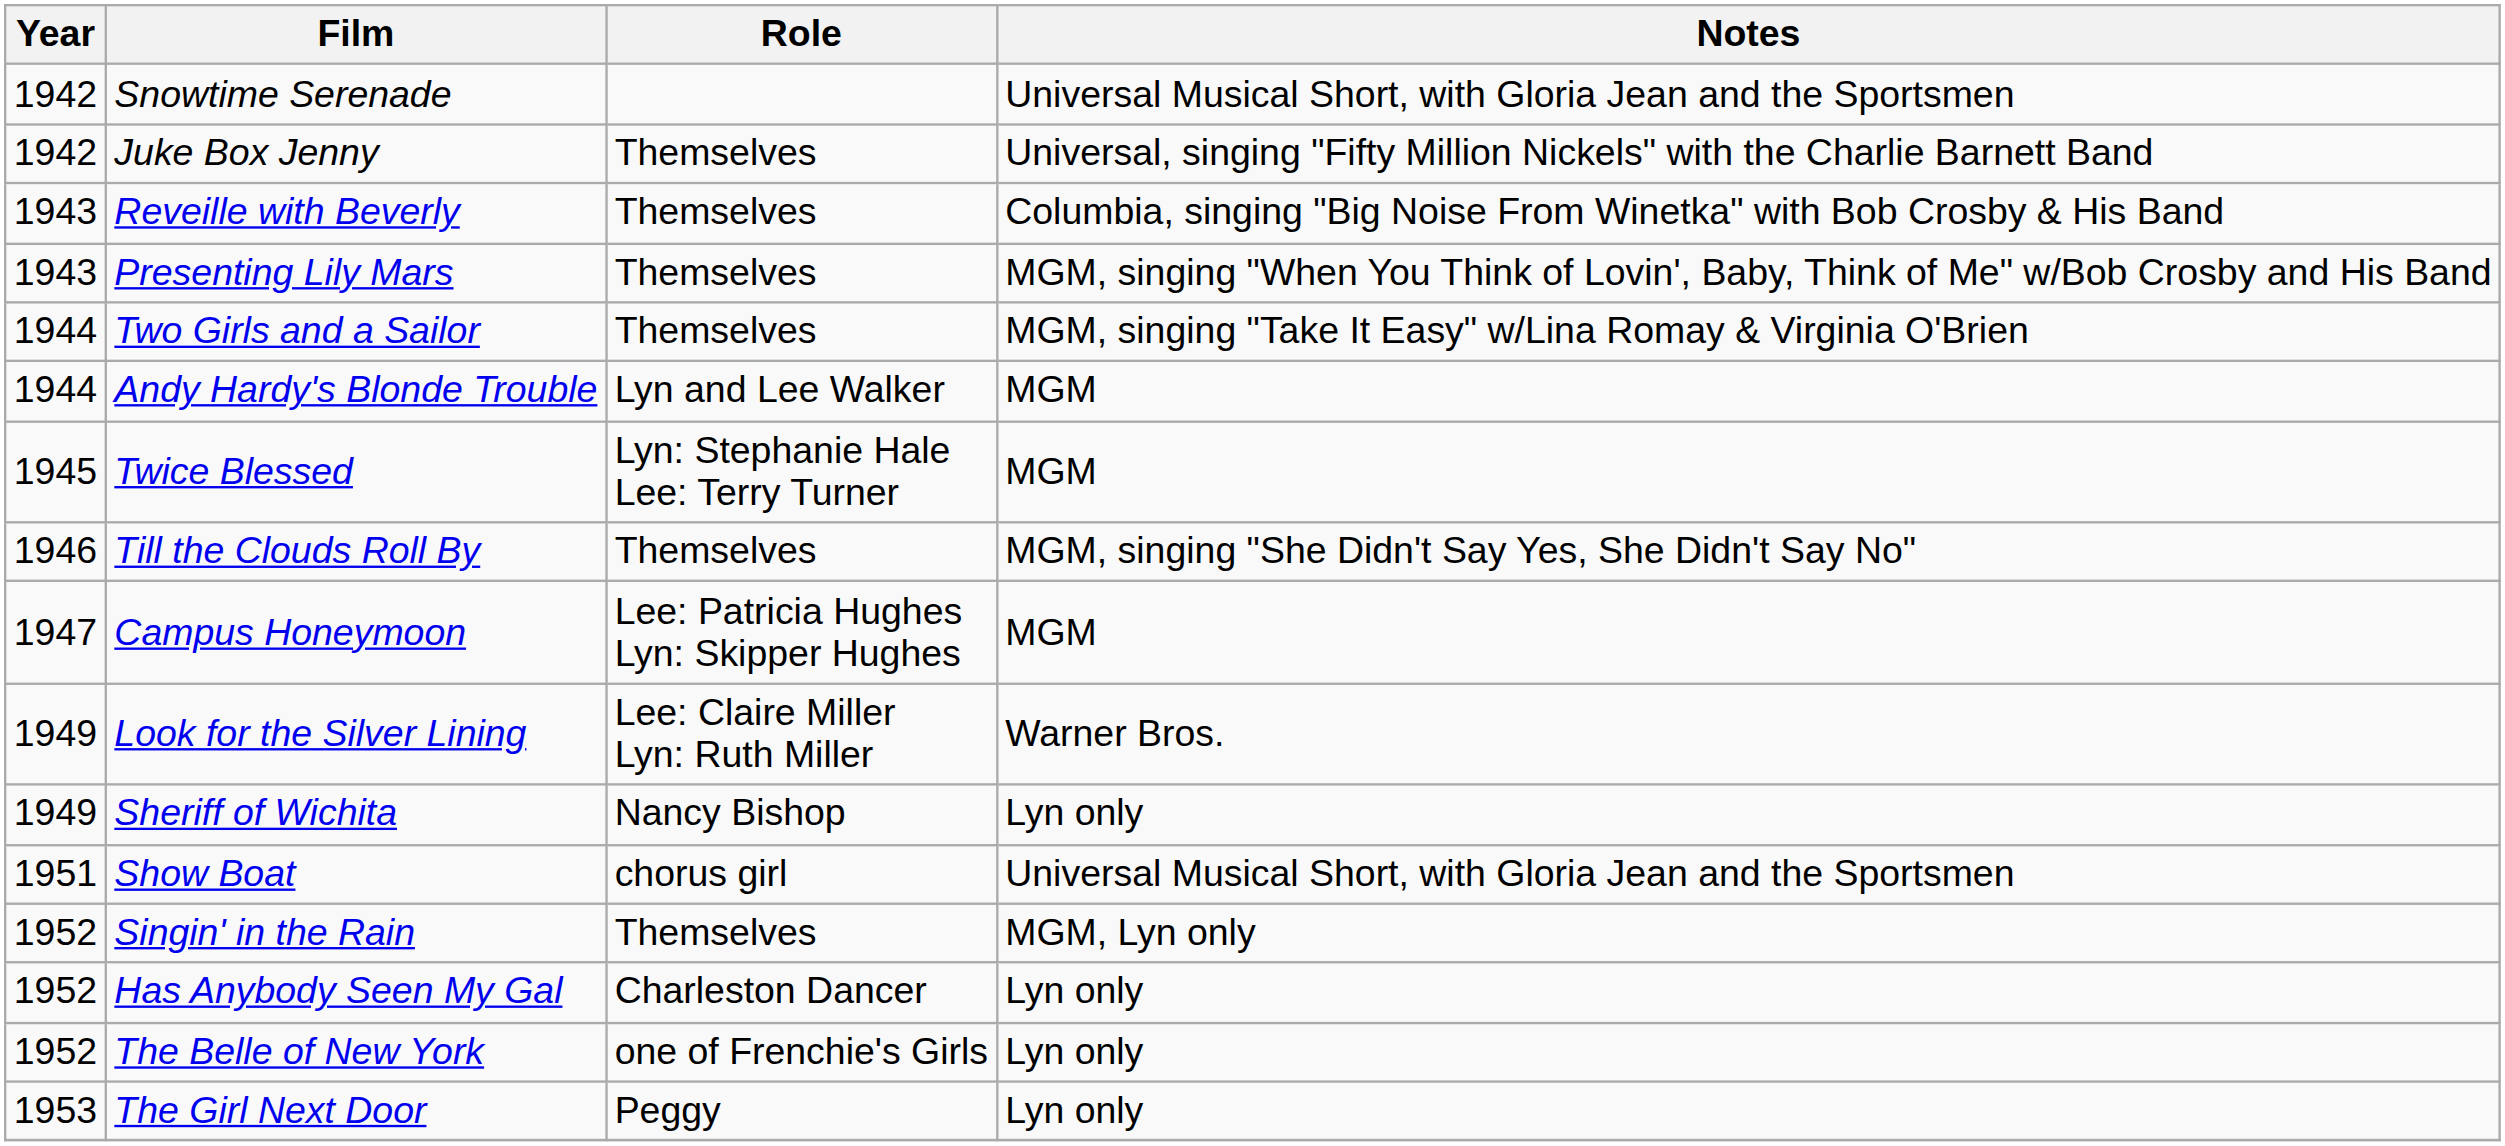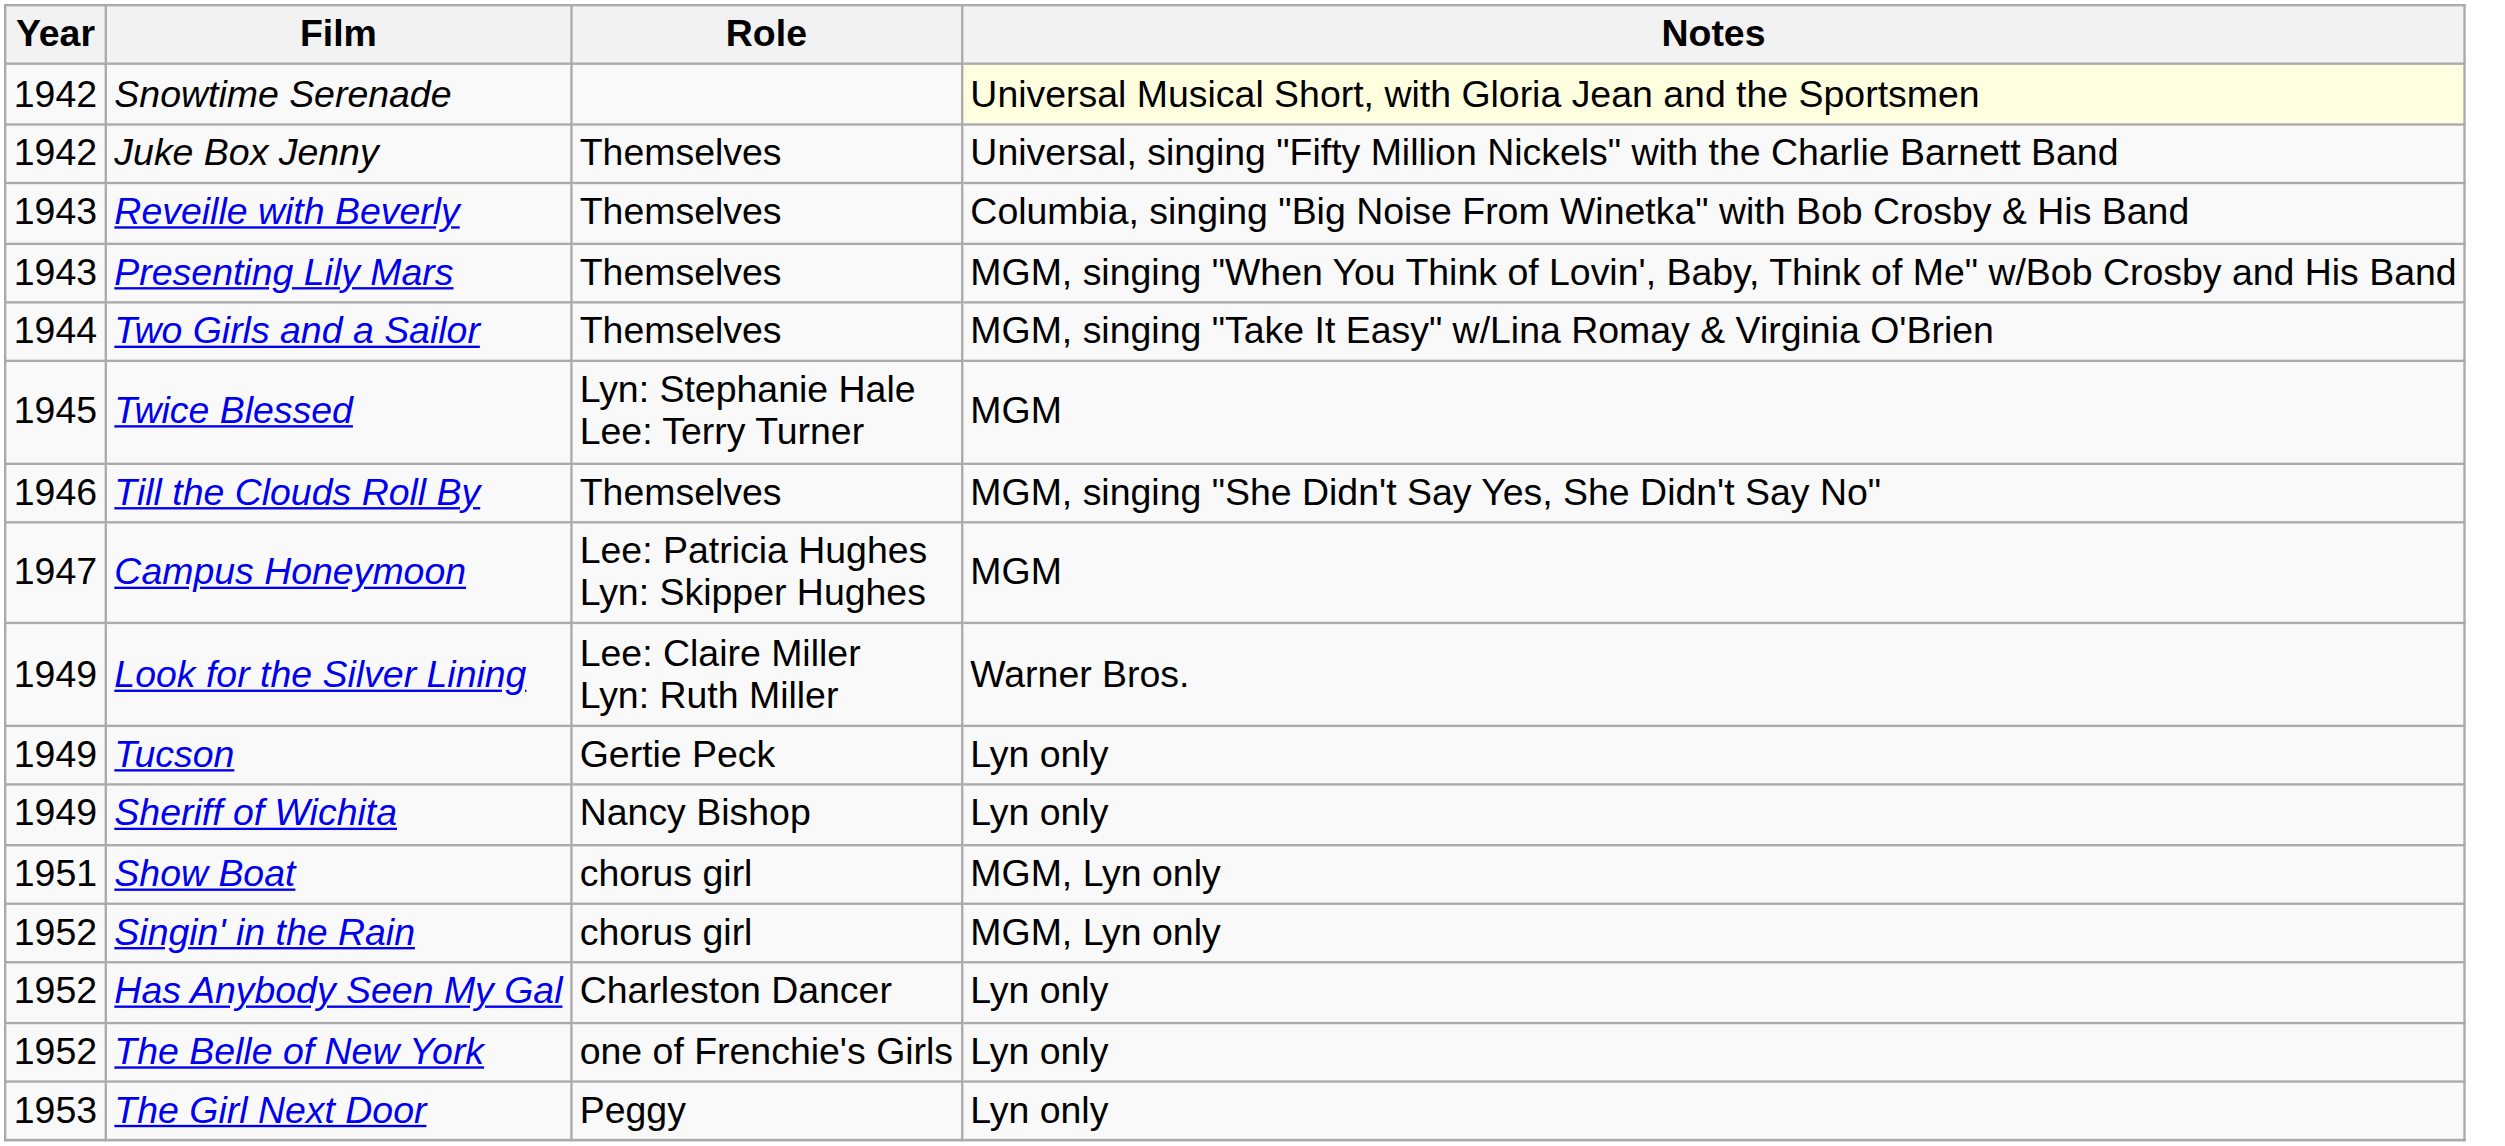(1510, 93) no background -> (1475, 93) lightyellow background
- row: (356, 390)
+ row: (174, 754)
(1510, 873) Universal Musical Short, with Gloria Jean and the Sportsmen -> (1096, 873) MGM, Lyn only
(716, 932) Themselves -> (666, 932) chorus girl
